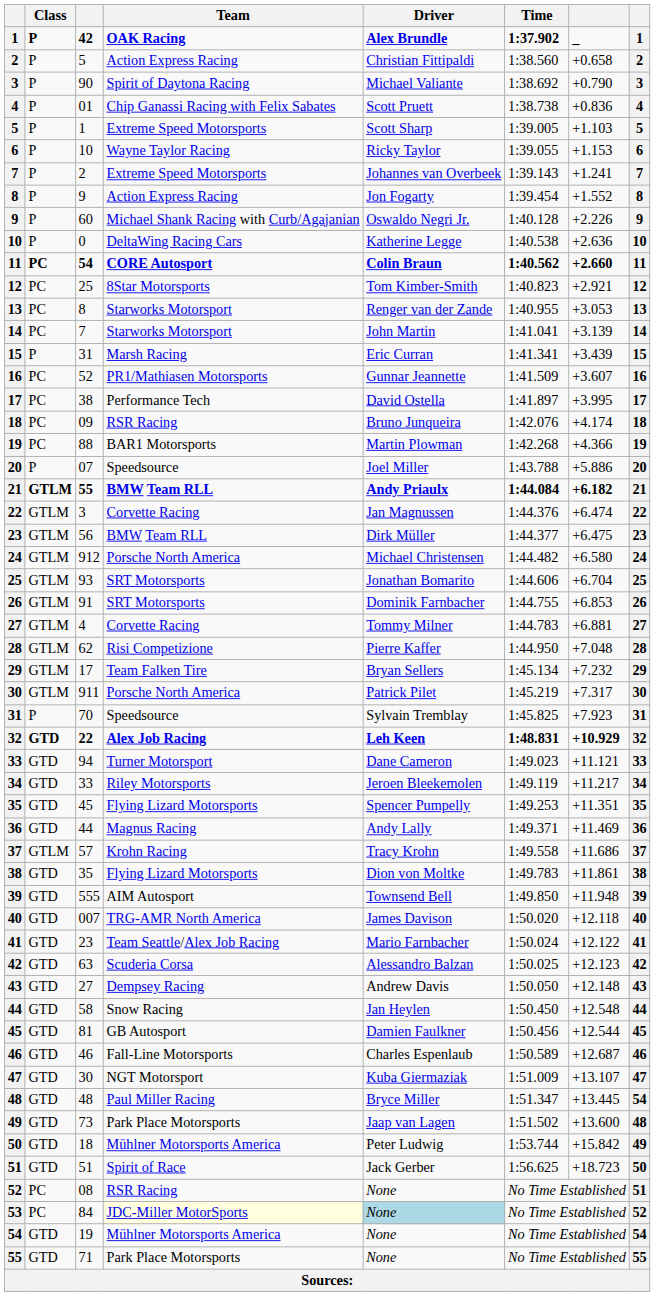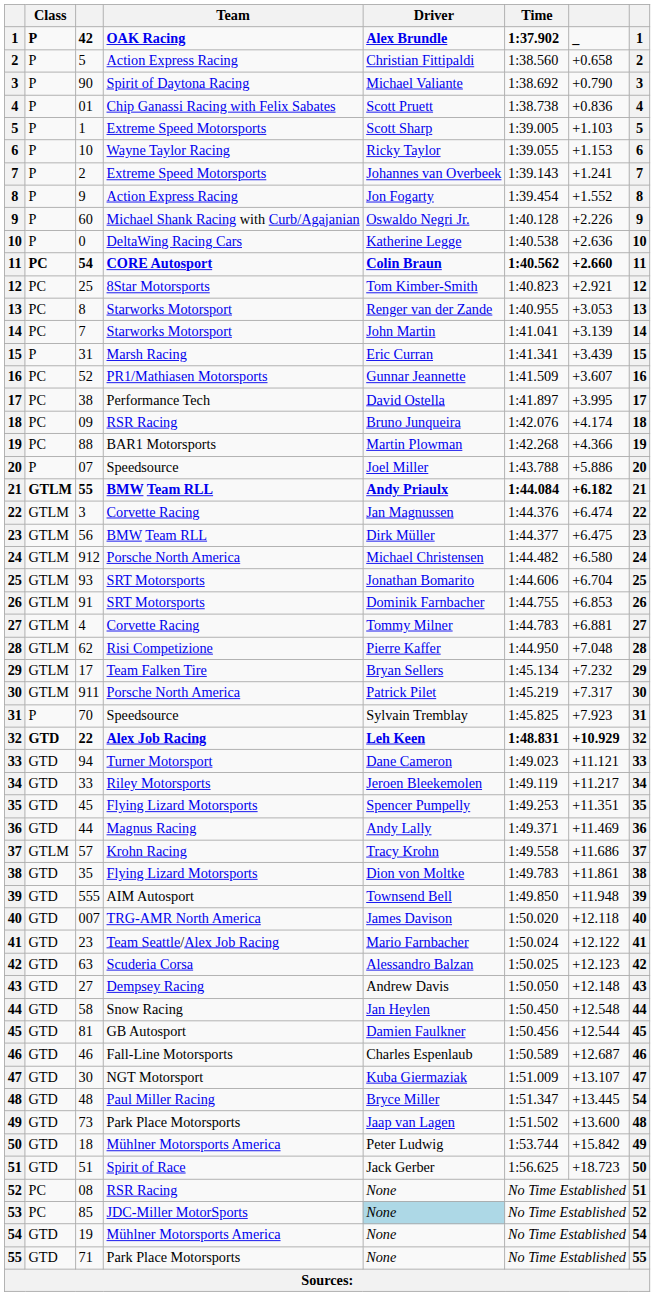(86, 1212) 84 -> (86, 1212) 85
(177, 1212) lightyellow background -> (177, 1212) no background
